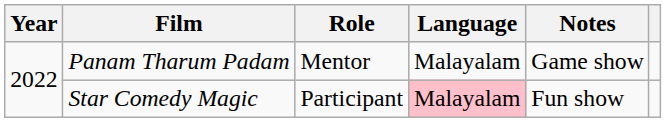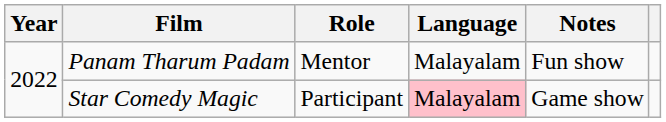(588, 60) Game show -> (578, 60) Fun show
(578, 98) Fun show -> (588, 98) Game show
